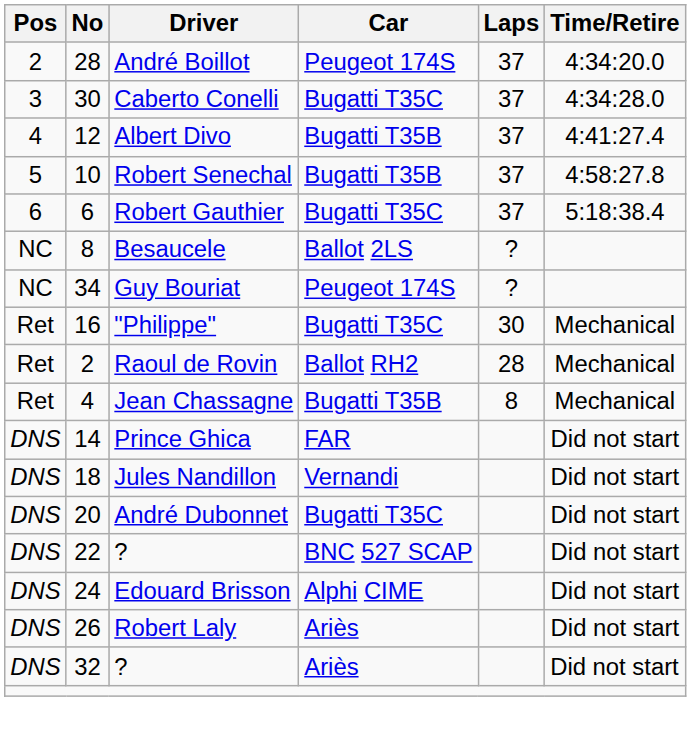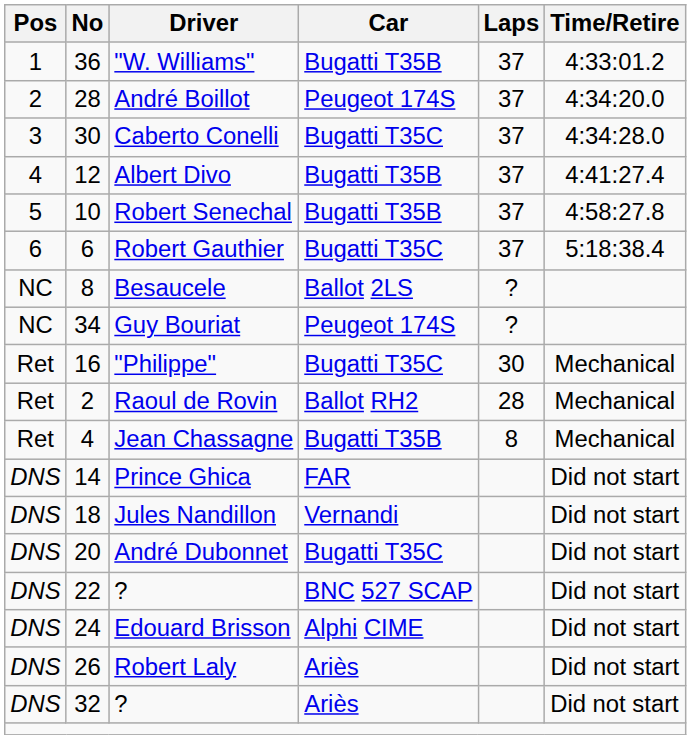+ row: (87, 61)
